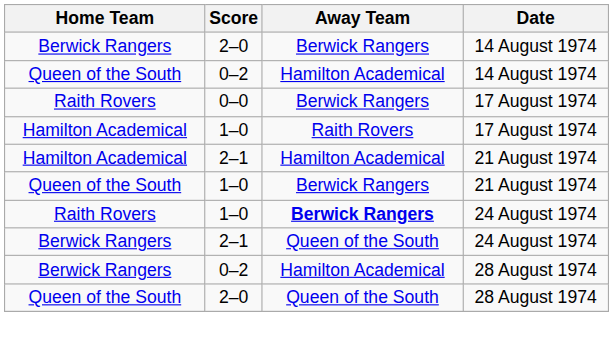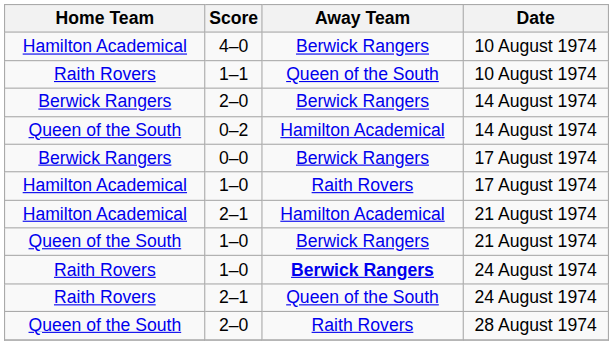+ row: (234, 46)
+ row: (234, 74)
(105, 102) Raith Rovers -> (105, 158) Berwick Rangers
(105, 241) Berwick Rangers -> (105, 297) Raith Rovers
- row: (234, 269)
(362, 297) Queen of the South -> (362, 325) Raith Rovers
